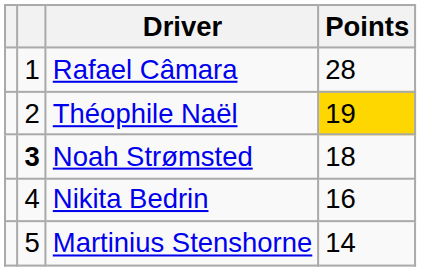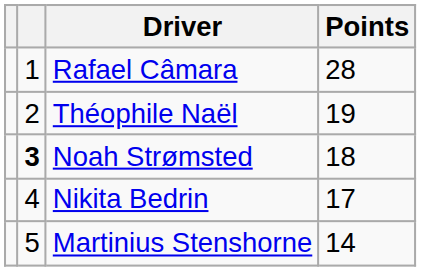(341, 113) gold background -> (341, 113) no background
(341, 199) 16 -> (341, 199) 17
